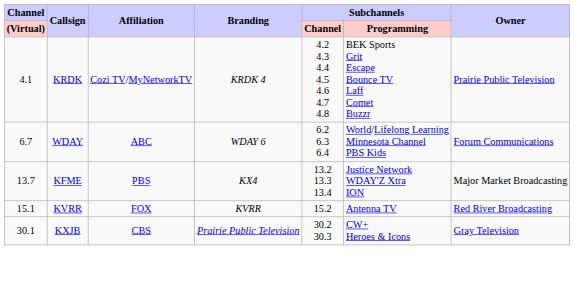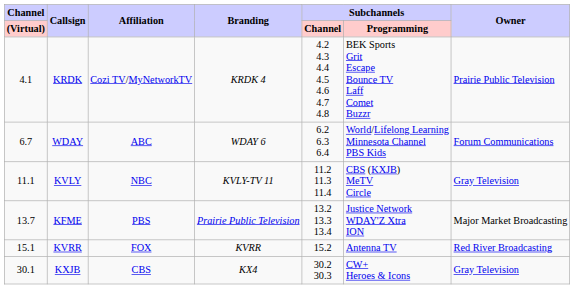+ row: (68, 181)
(248, 181) KX4 -> (248, 220) Prairie Public Television
(248, 231) Prairie Public Television -> (248, 270) KX4
